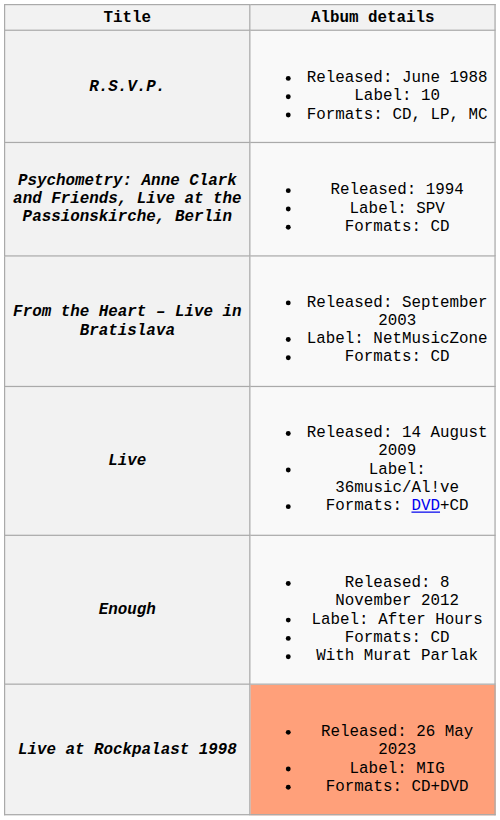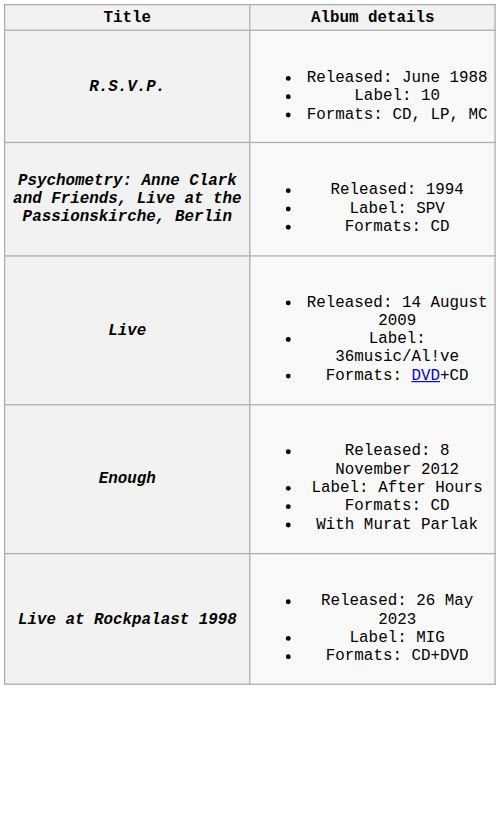- row: (127, 321)
(373, 759) lightsalmon background -> (373, 628) no background
